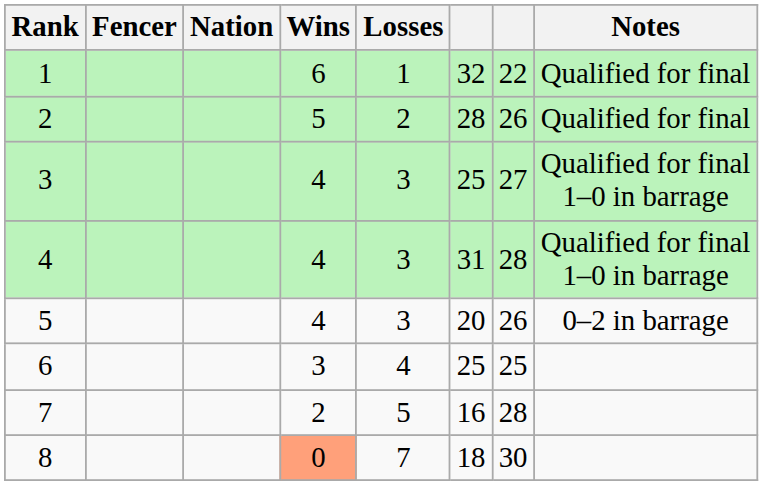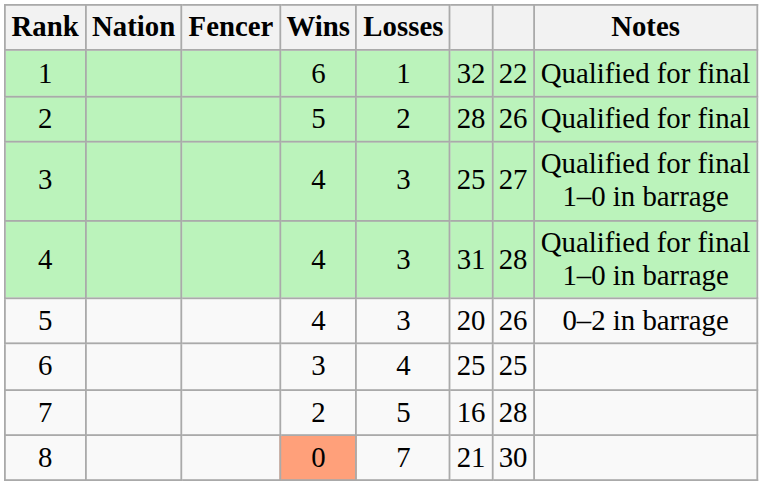columns swapped: (134, 27) <-> (232, 27)
(471, 457) 18 -> (471, 457) 21
